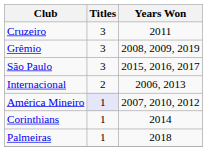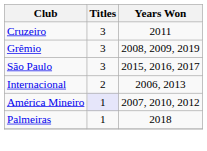- row: (33, 119)
